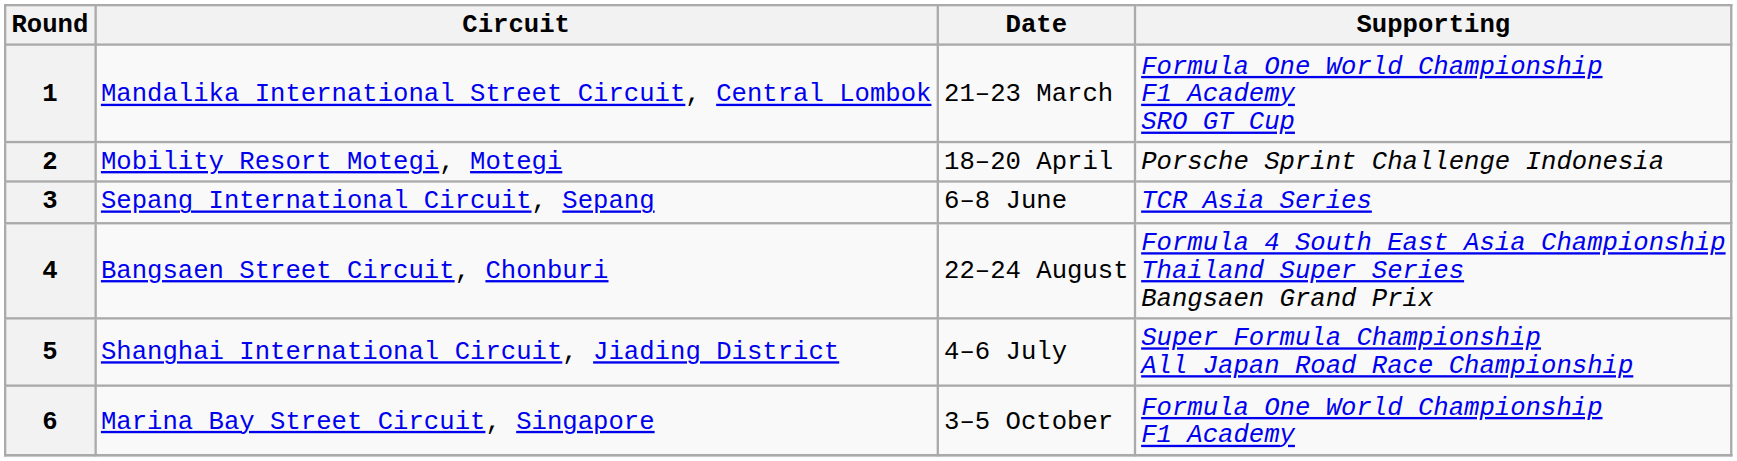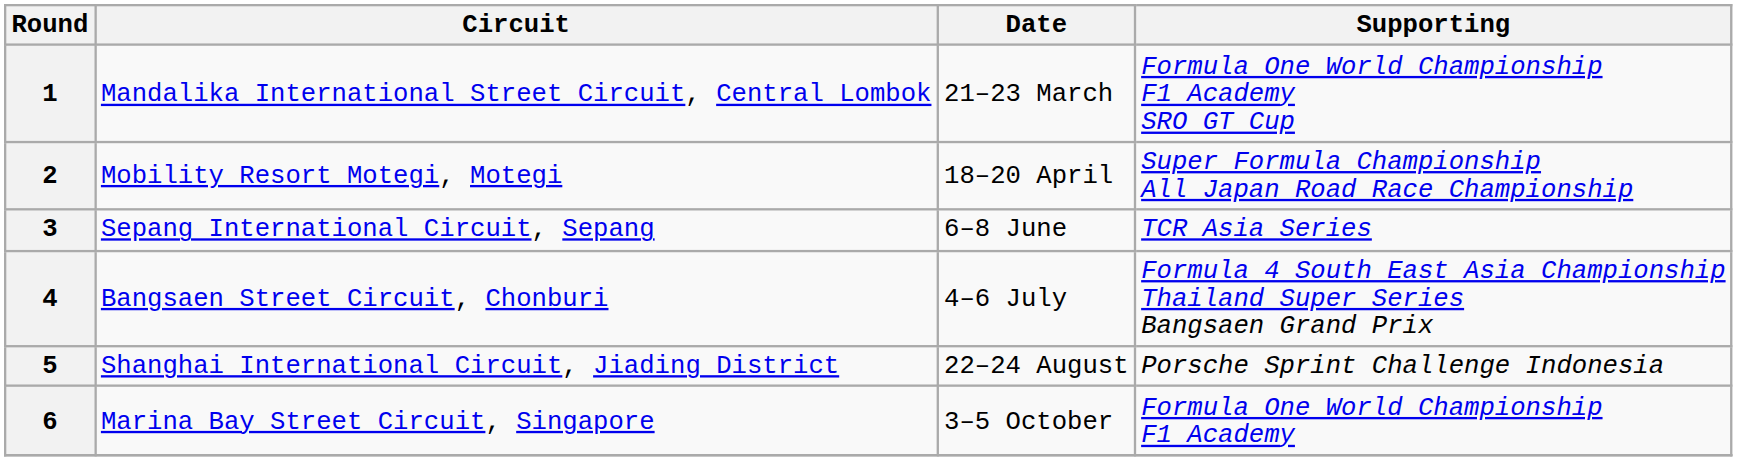(1403, 162) Porsche Sprint Challenge Indonesia -> (1387, 176) Super Formula Championship All Japan Road Race Championship
(1036, 270) 22–24 August -> (1006, 298) 4–6 July
(1006, 353) 4–6 July -> (1036, 367) 22–24 August
(1387, 353) Super Formula Championship All Japan Road Race Championship -> (1403, 367) Porsche Sprint Challenge Indonesia
